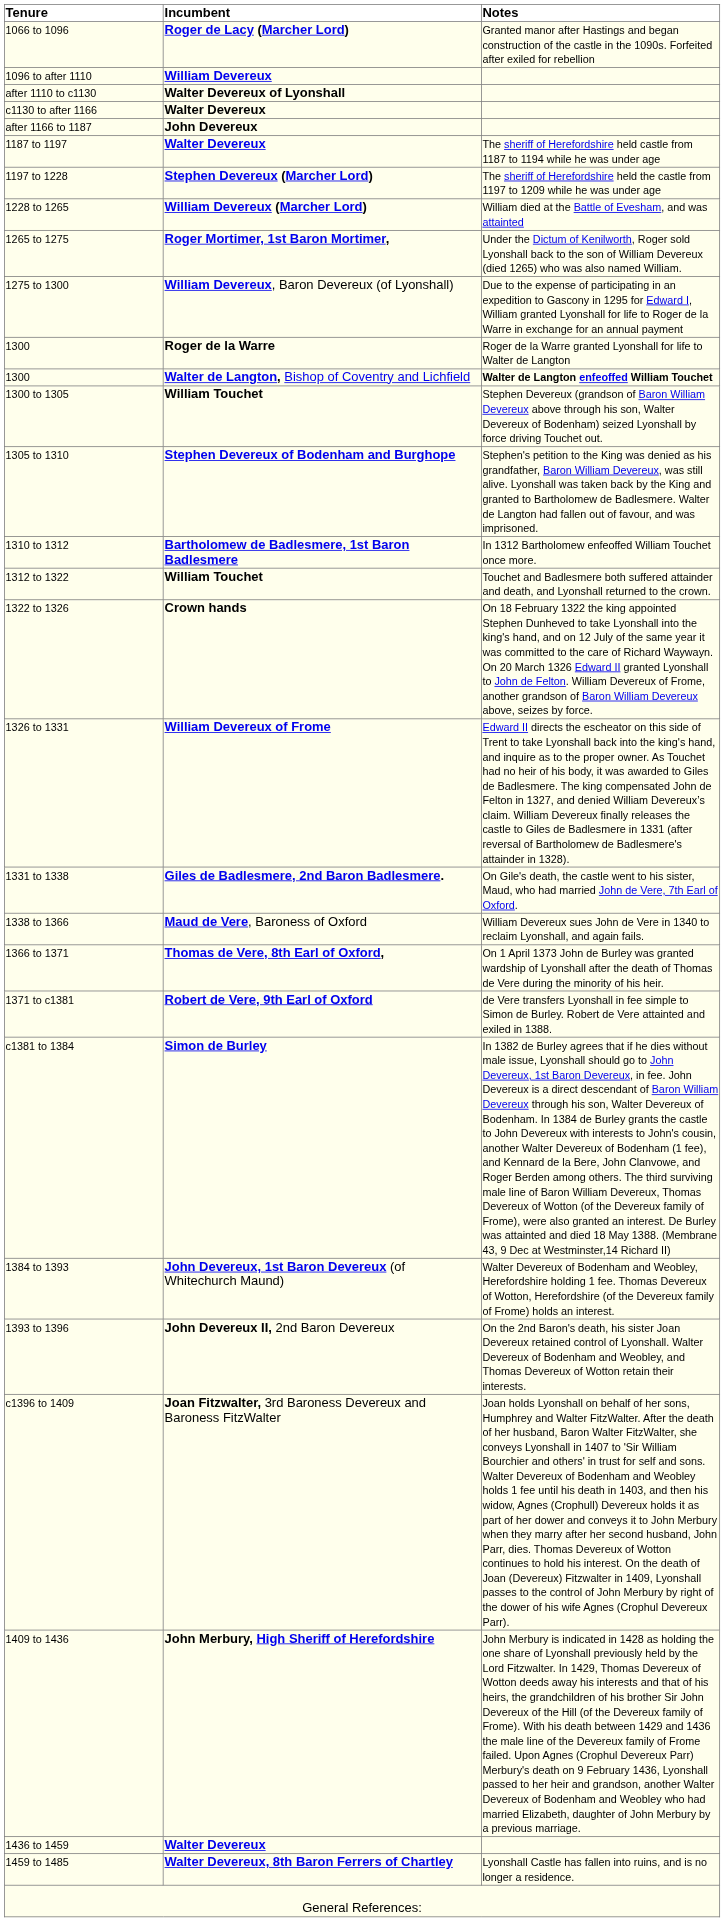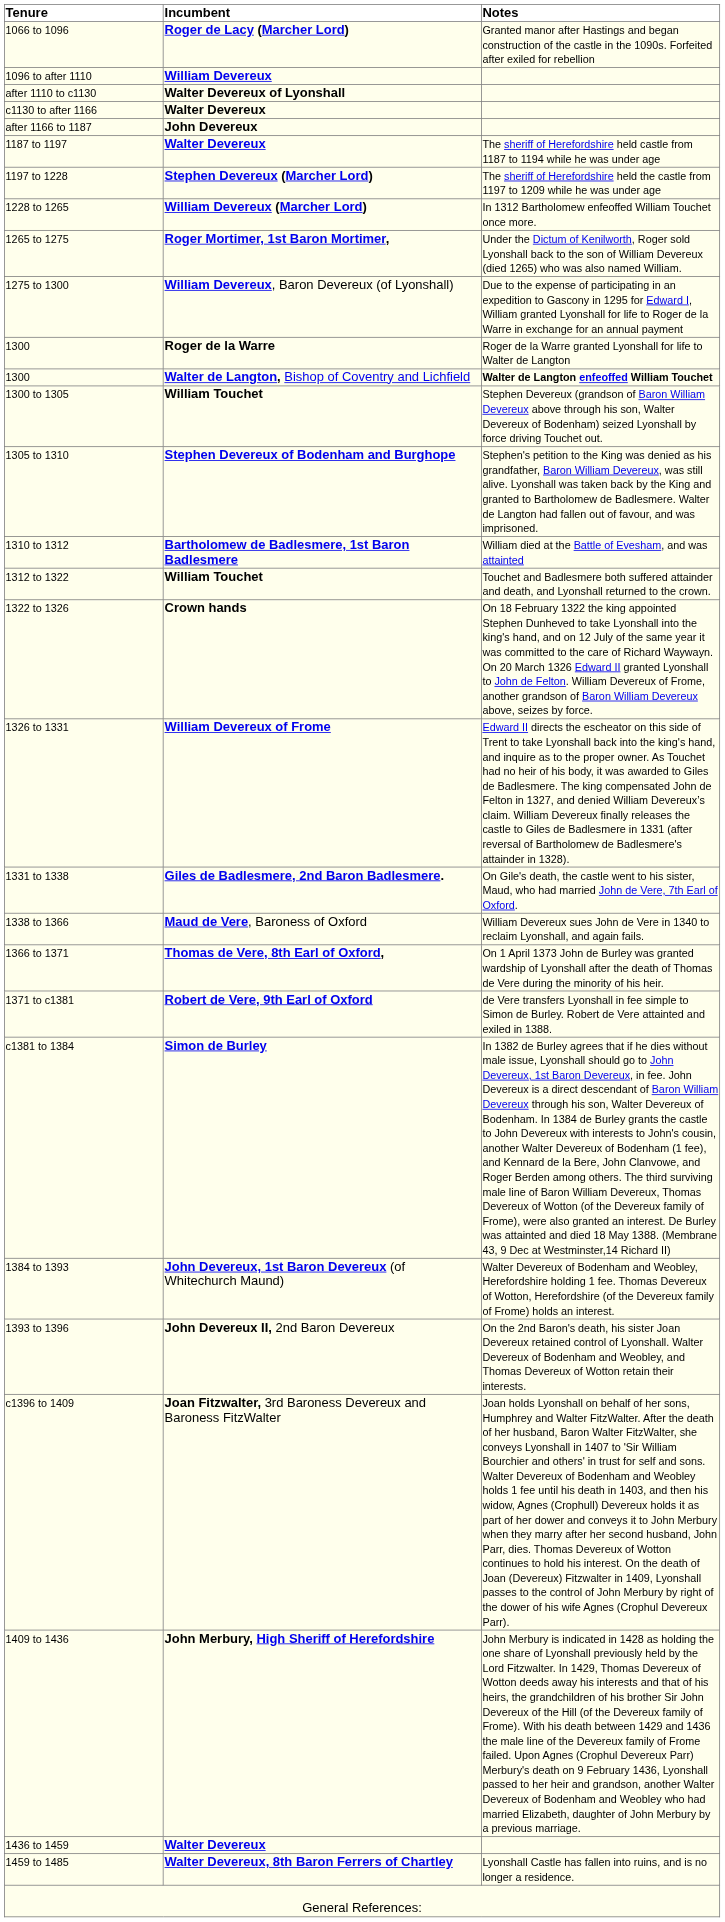(595, 215) William died at the Battle of Evesham, and was attainted -> (597, 215) In 1312 Bartholomew enfeoffed William Touchet once more.
(597, 553) In 1312 Bartholomew enfeoffed William Touchet once more. -> (595, 553) William died at the Battle of Evesham, and was attainted
